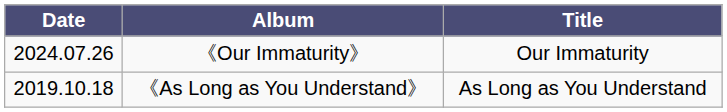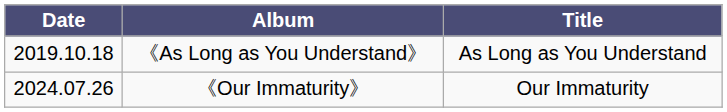rows swapped: (283, 88) <-> (283, 53)
